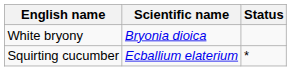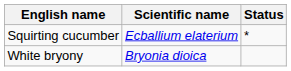rows swapped: (45, 35) <-> (63, 55)
